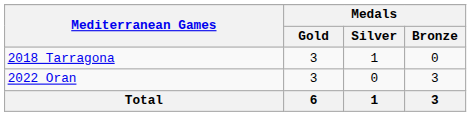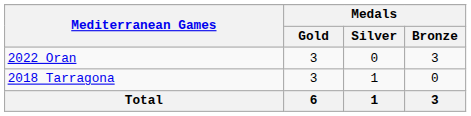rows swapped: (61, 58) <-> (42, 80)
